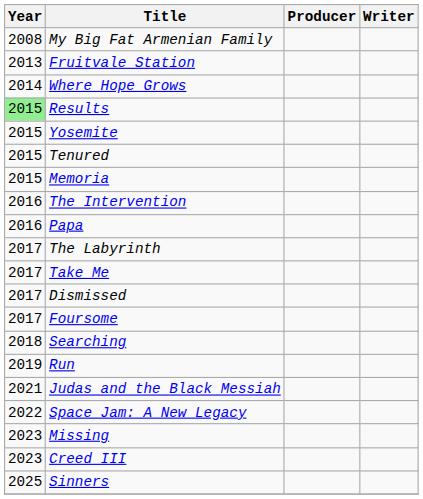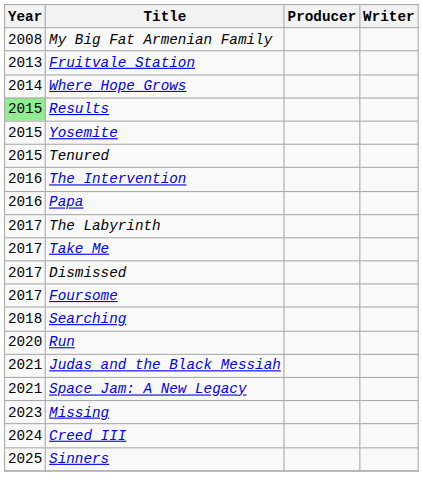- row: (79, 179)
(25, 366) 2019 -> (25, 342) 2020
(25, 412) 2022 -> (25, 389) 2021
(25, 459) 2023 -> (25, 436) 2024
